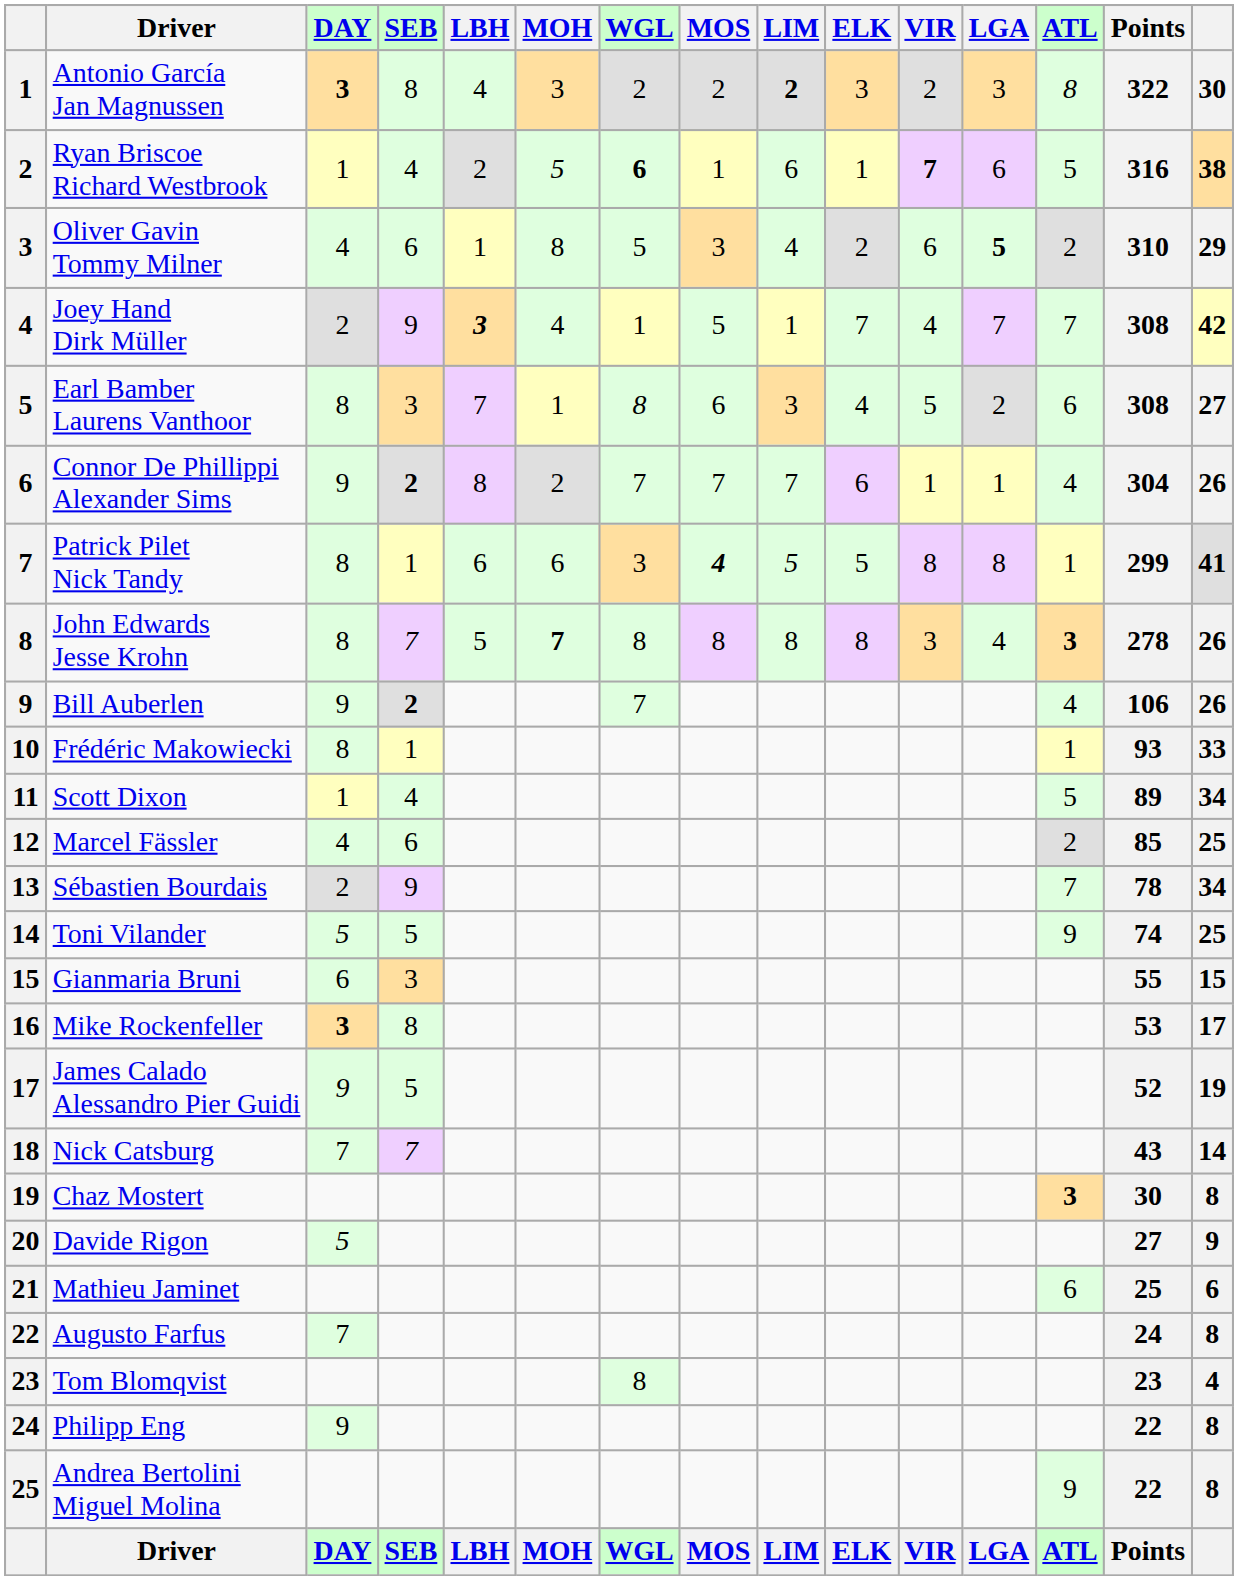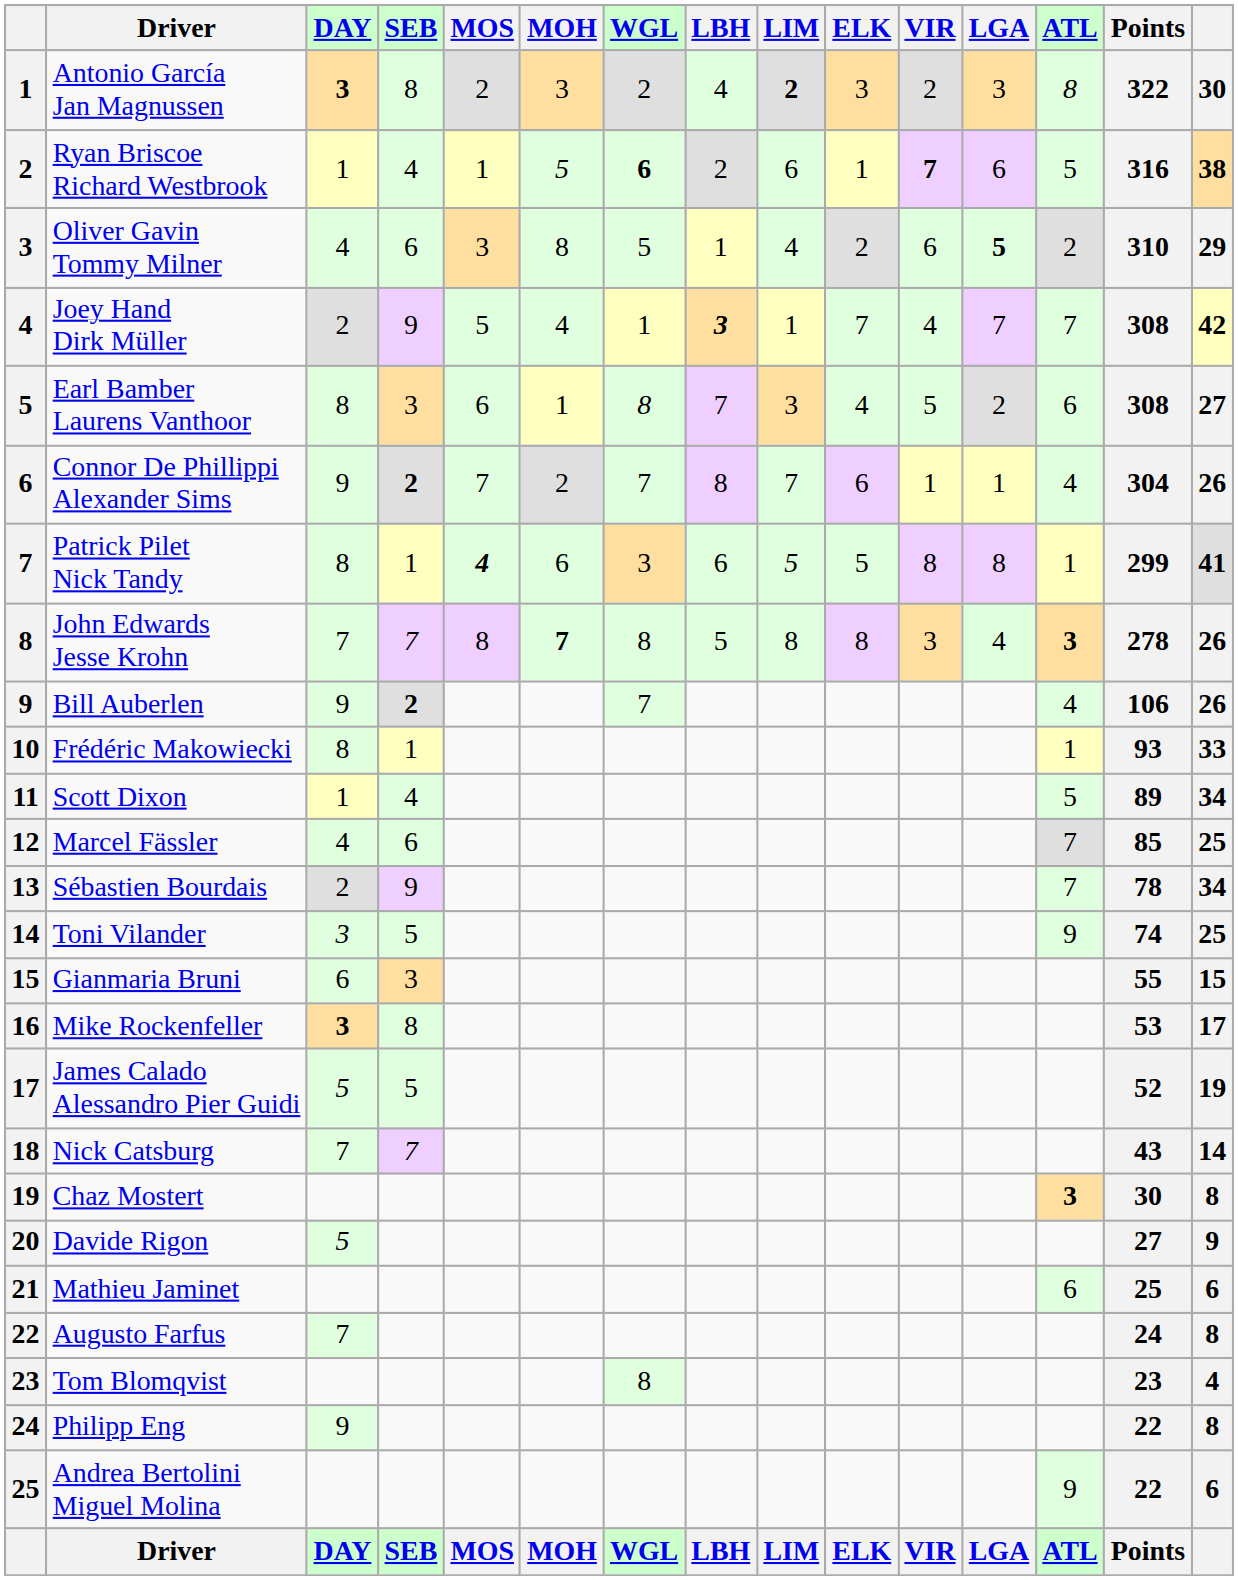columns swapped: (480, 27) <-> (718, 27)
(342, 641) 8 -> (342, 641) 7
(1070, 841) 2 -> (1070, 841) 7
(342, 933) 5 -> (342, 933) 3
(342, 1087) 9 -> (342, 1087) 5
(1212, 1488) 8 -> (1212, 1488) 6
